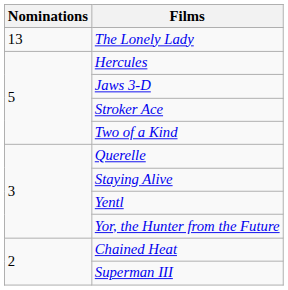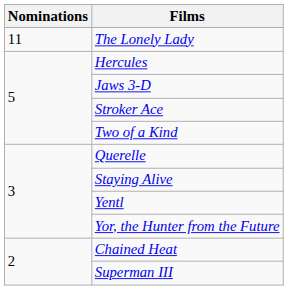(15, 39) 13 -> (15, 39) 11
